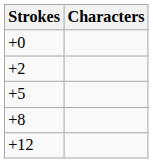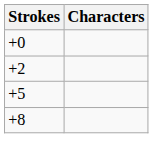- row: (21, 145)
